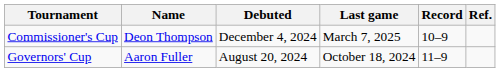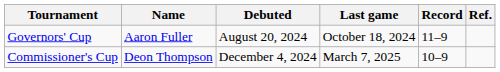rows swapped: (49, 57) <-> (63, 36)
